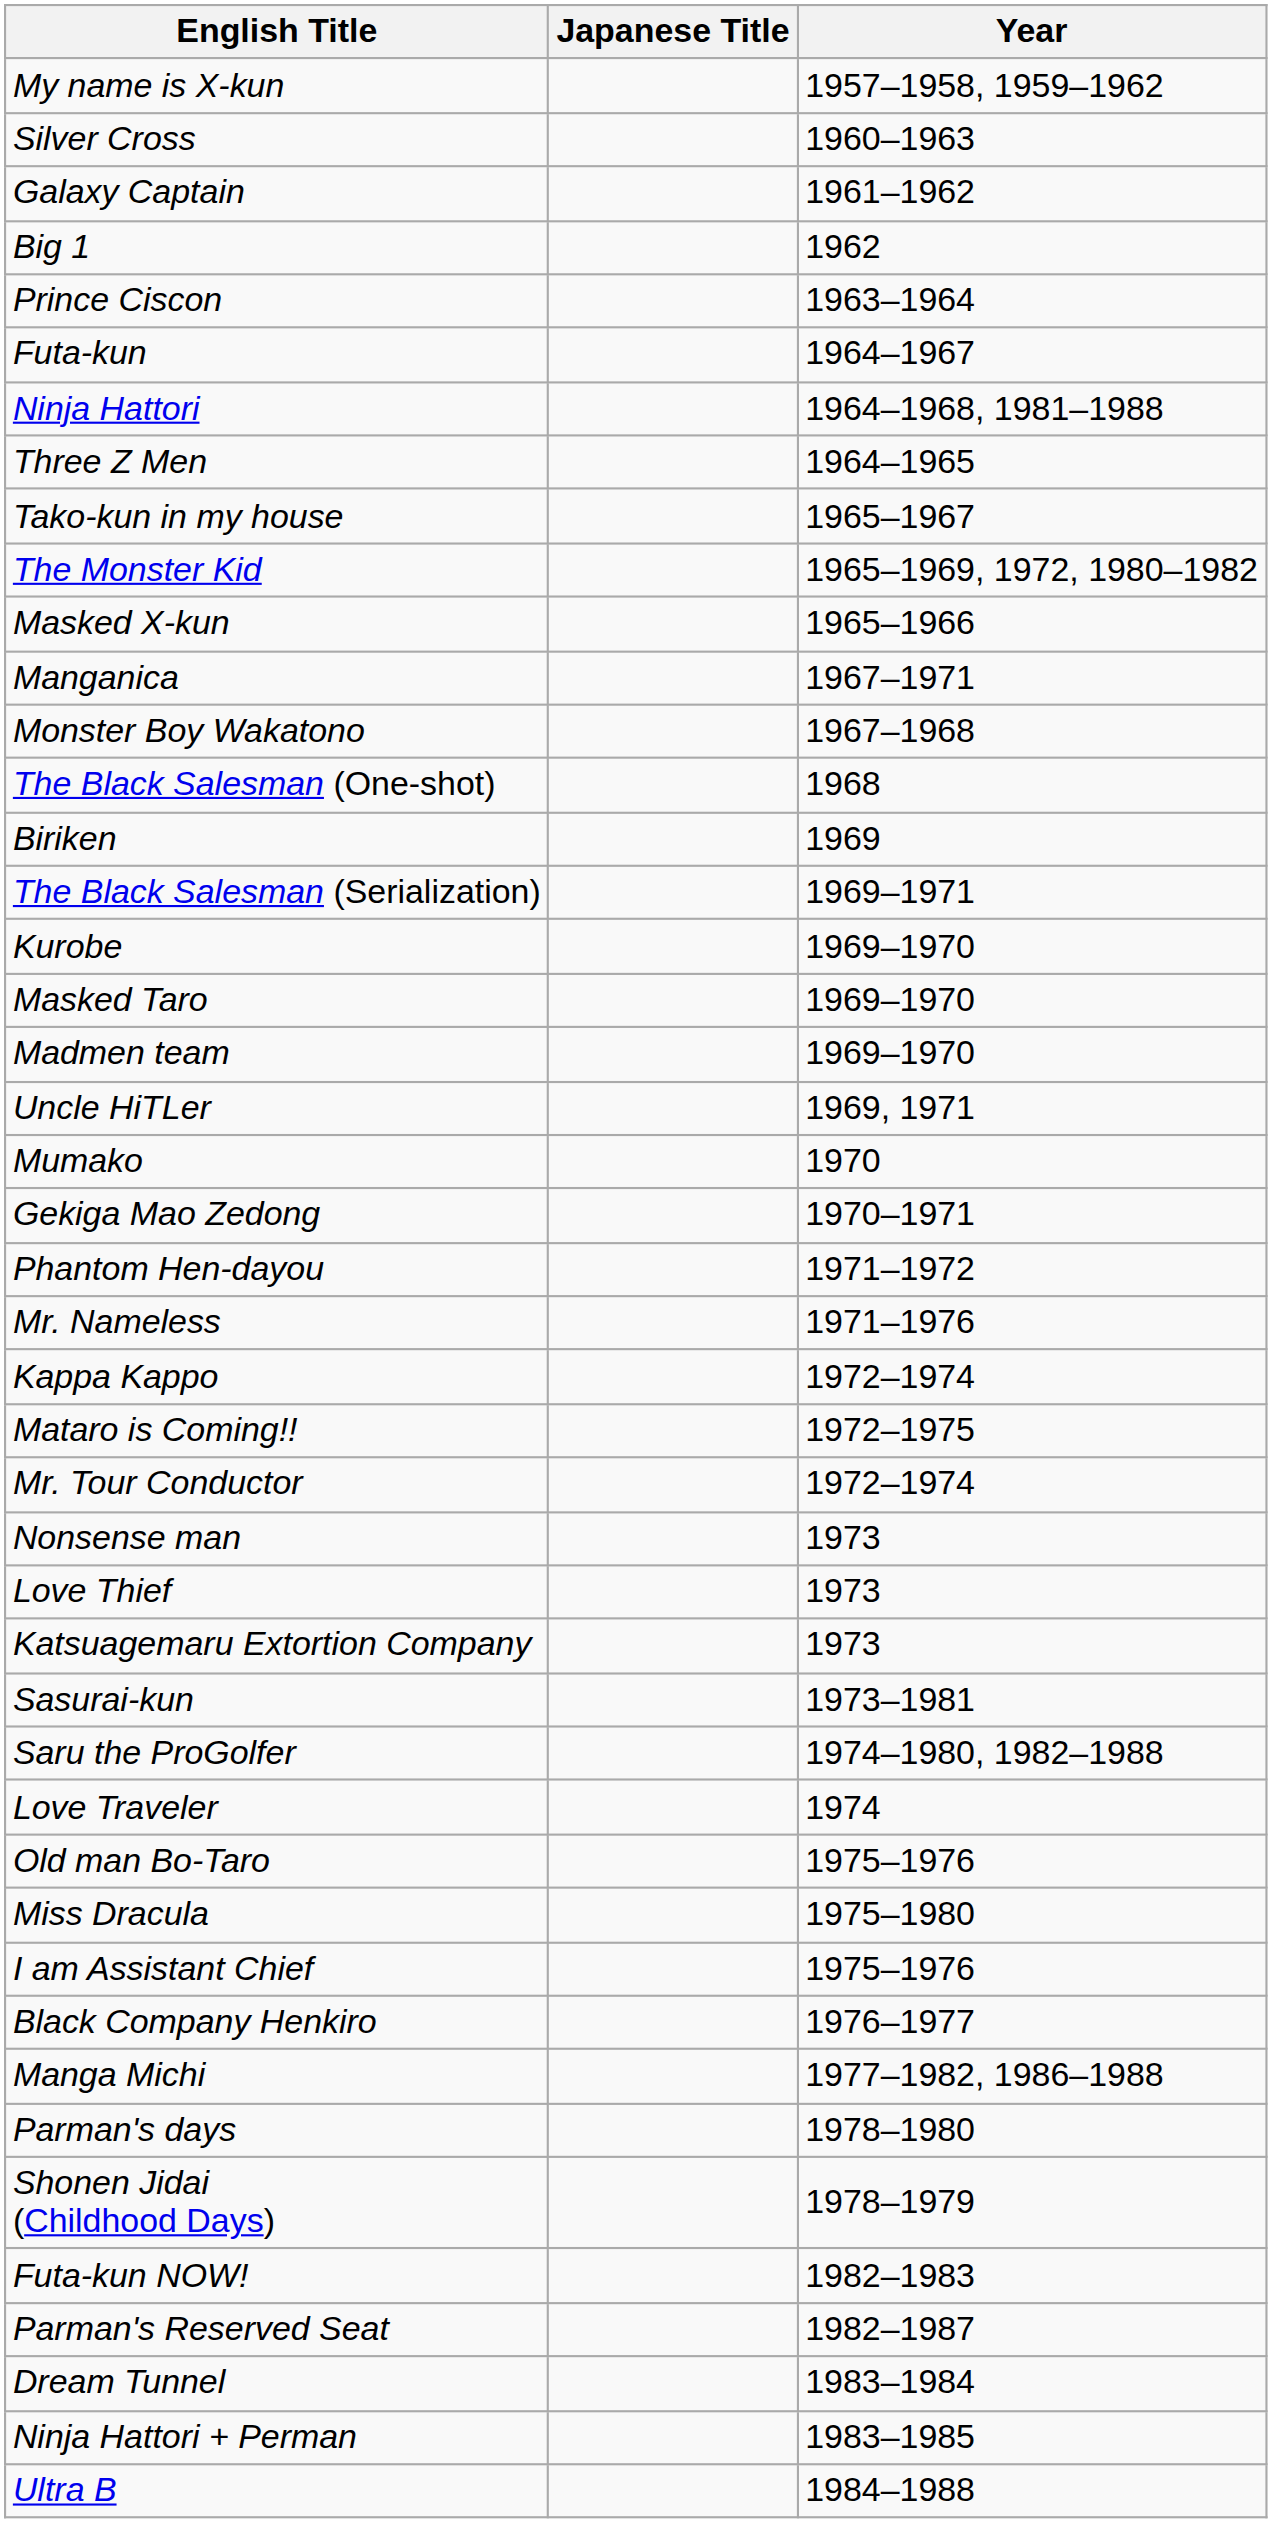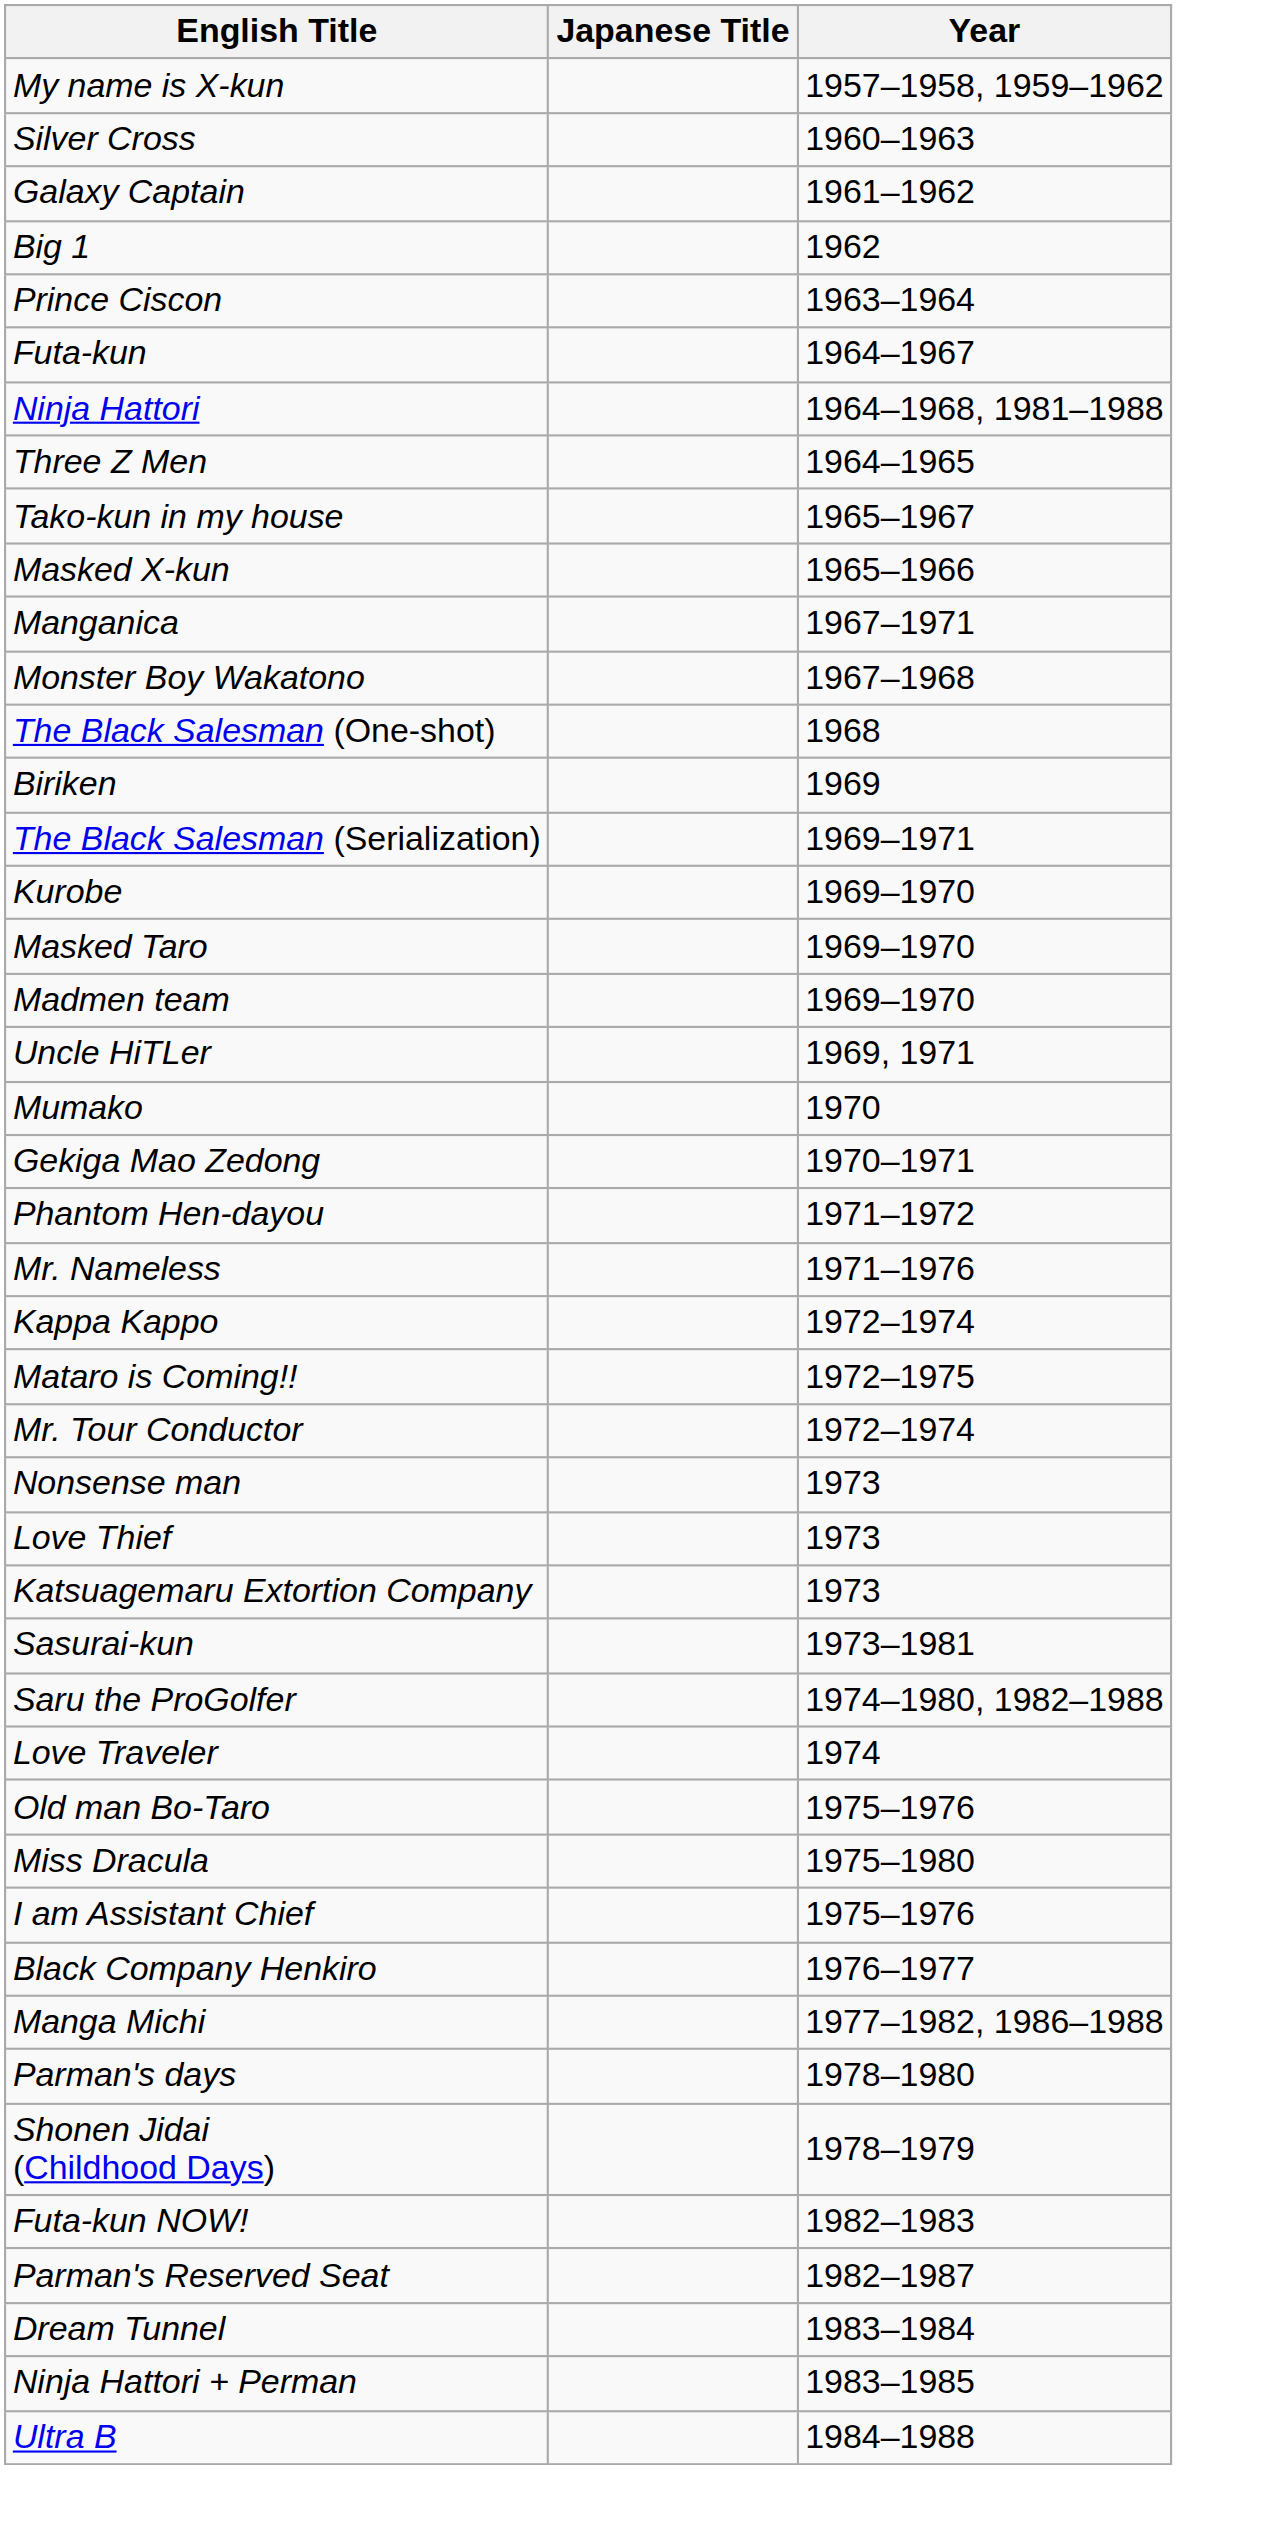- row: (137, 569)
